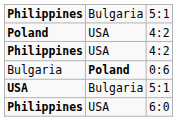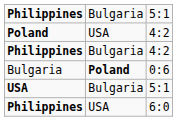(99, 51) USA -> (116, 51) Bulgaria
